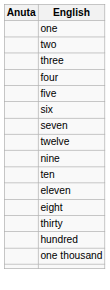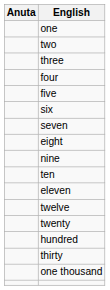rows swapped: (52, 207) <-> (55, 142)
+ row: (55, 223)
rows swapped: (52, 223) <-> (59, 239)
